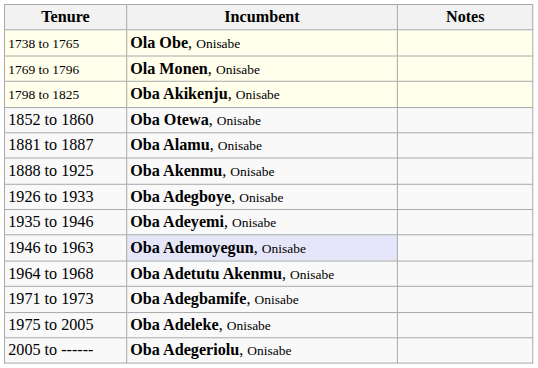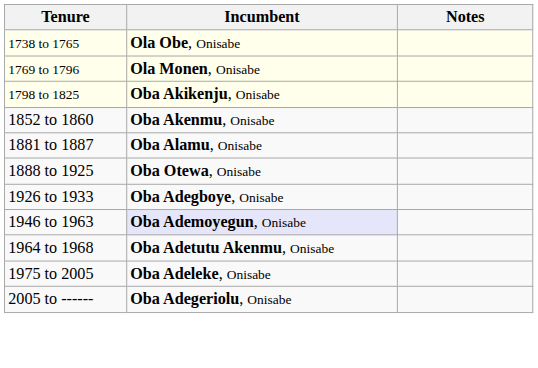(196, 119) Oba Otewa, Onisabe -> (202, 119) Oba Akenmu, Onisabe
(202, 171) Oba Akenmu, Onisabe -> (196, 171) Oba Otewa, Onisabe
- row: (51, 222)
- row: (51, 299)
